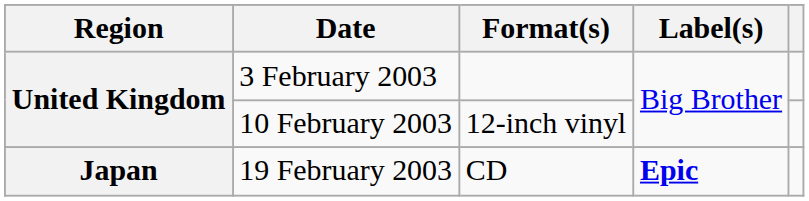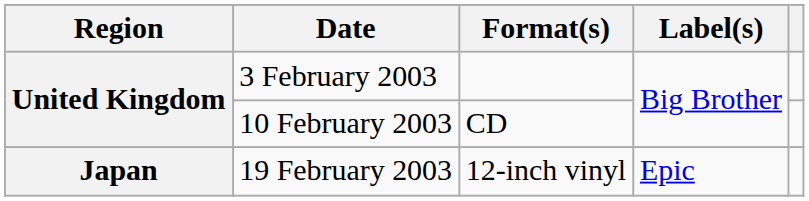(546, 123) 12-inch vinyl -> (487, 123) CD
(487, 170) CD -> (546, 170) 12-inch vinyl
(669, 170) bold -> (667, 170) normal
